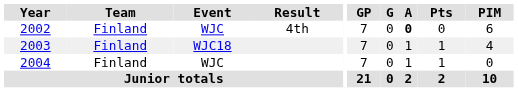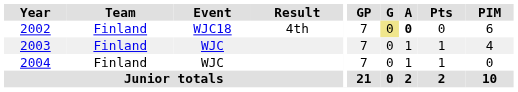(212, 29) WJC -> (212, 29) WJC18
(390, 29) no background -> (390, 29) khaki background
(212, 46) WJC18 -> (212, 46) WJC
